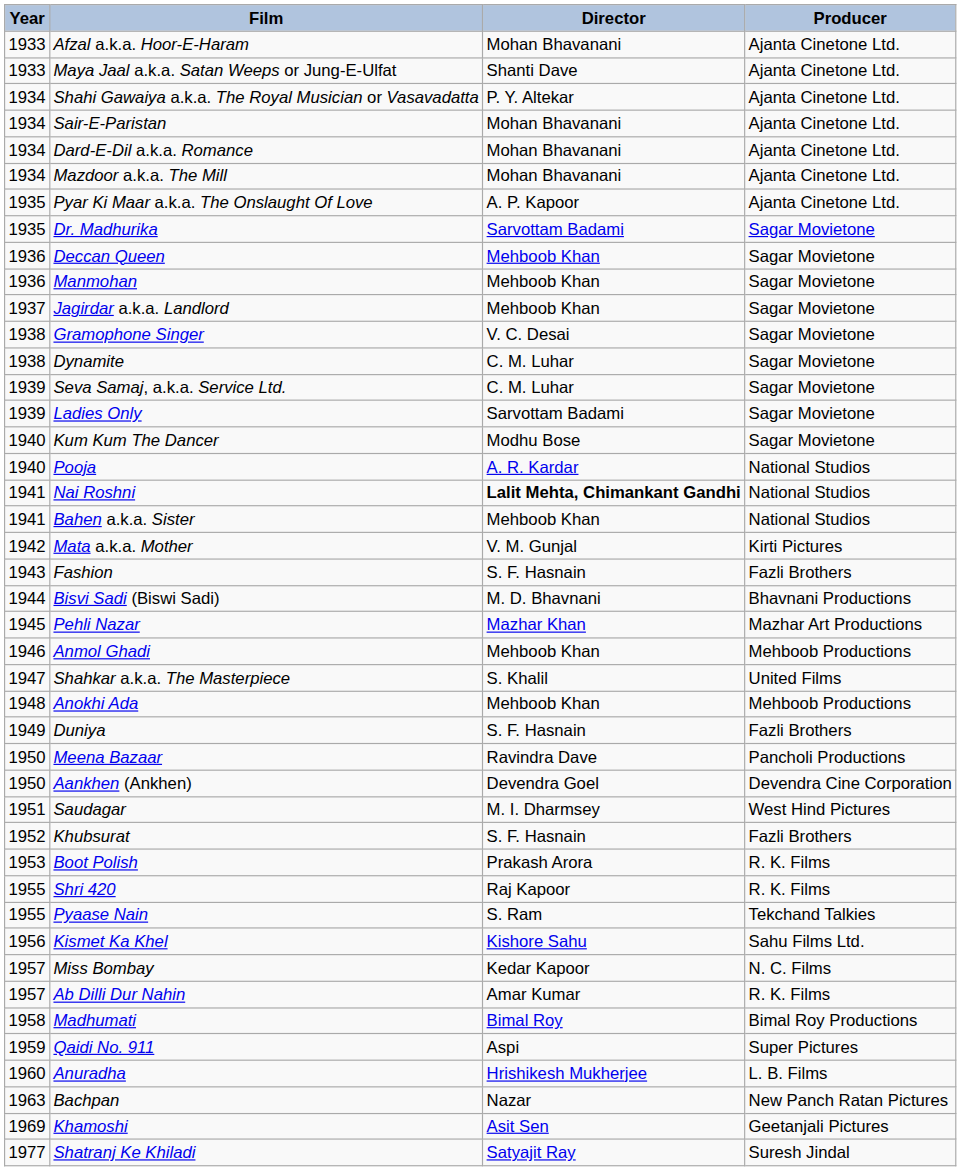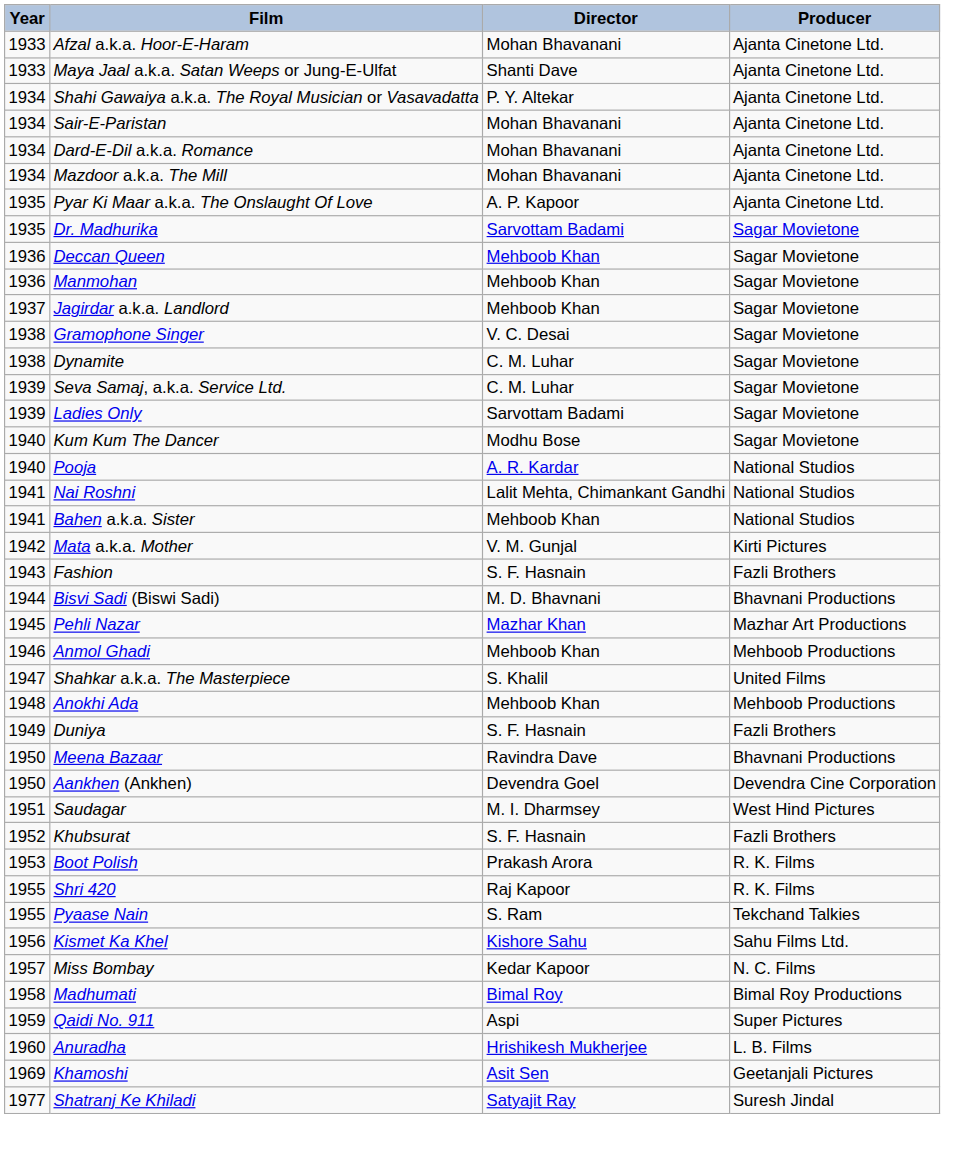(614, 493) bold -> (606, 493) normal
(827, 757) Pancholi Productions -> (814, 757) Bhavnani Productions
- row: (119, 995)
- row: (86, 1100)
